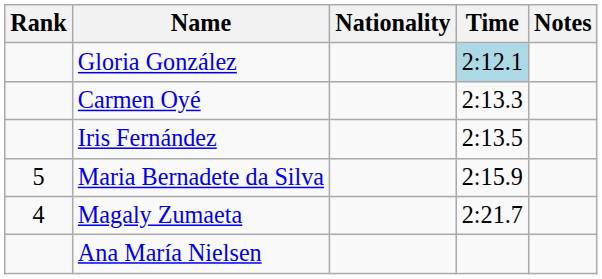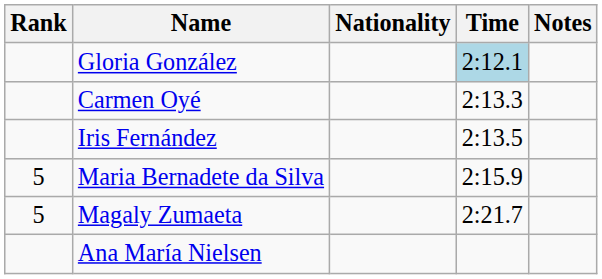(39, 215) 4 -> (39, 215) 5
